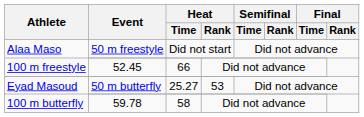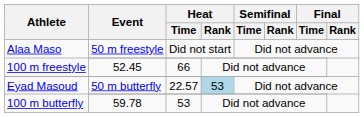(184, 86) 25.27 -> (184, 86) 22.57
(217, 86) no background -> (217, 86) lightblue background
(184, 104) 58 -> (184, 104) 53
